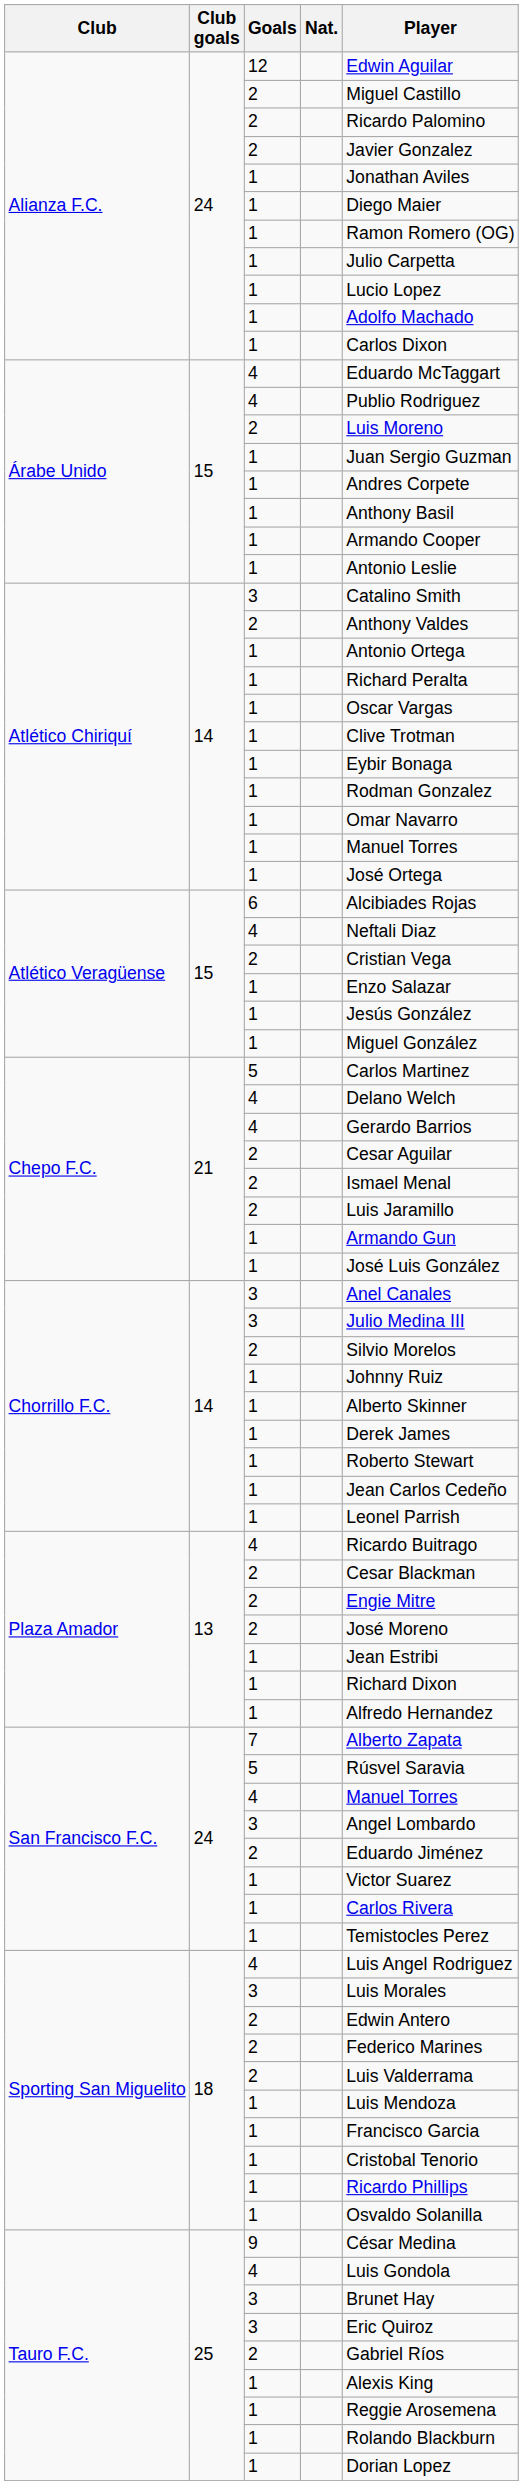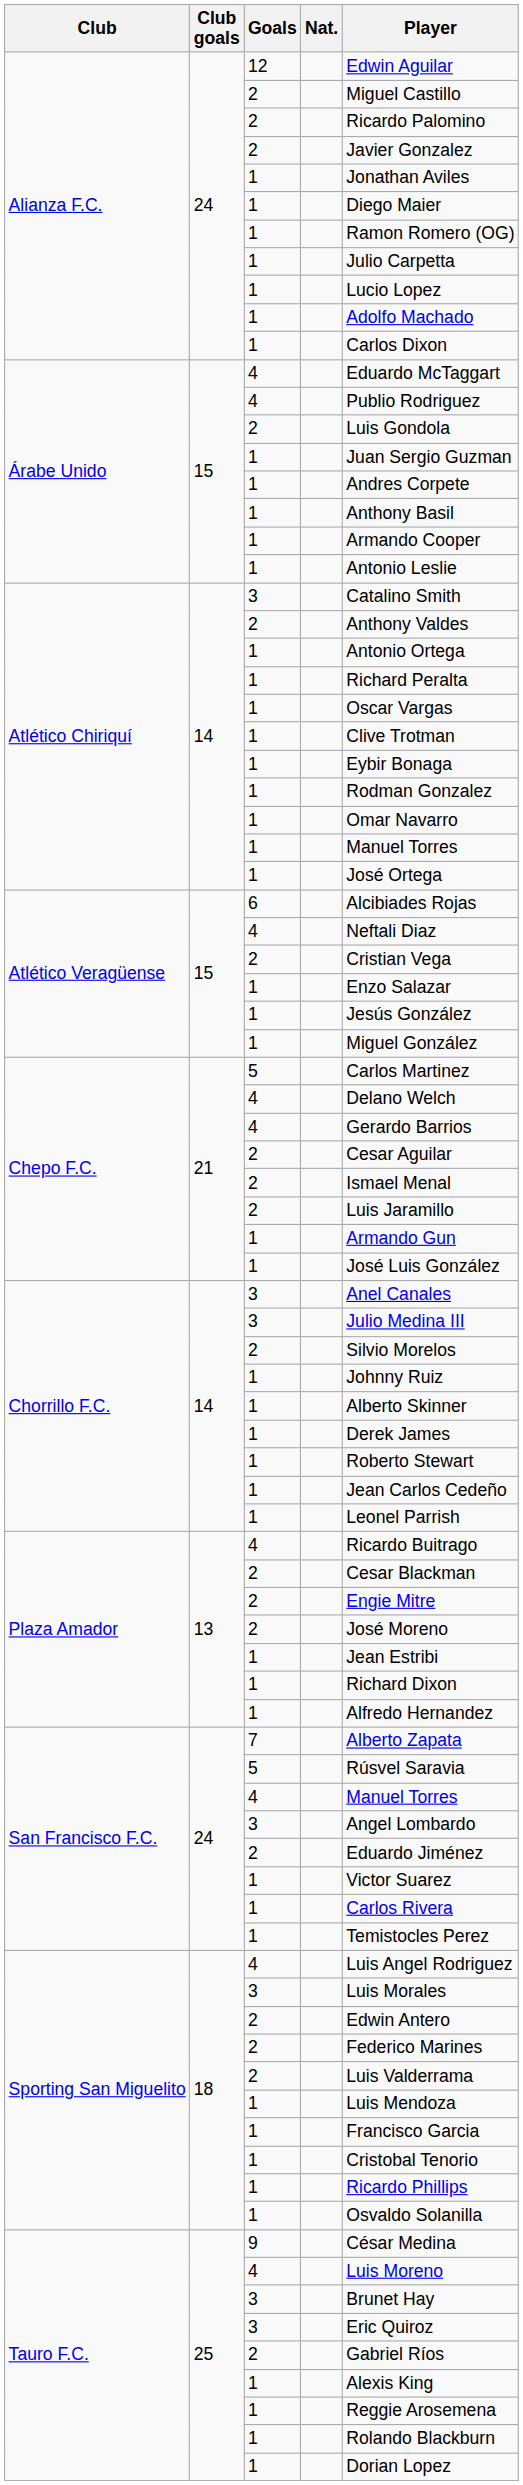(395, 429) Luis Moreno -> (398, 429) Luis Gondola
(398, 2271) Luis Gondola -> (395, 2271) Luis Moreno
